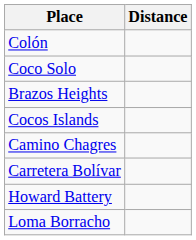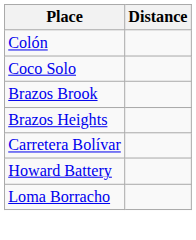+ row: (53, 94)
- row: (53, 119)
- row: (62, 145)
